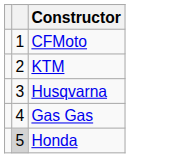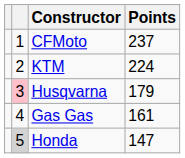+ column: (152, 17)
(20, 91) no background -> (20, 91) pink background
